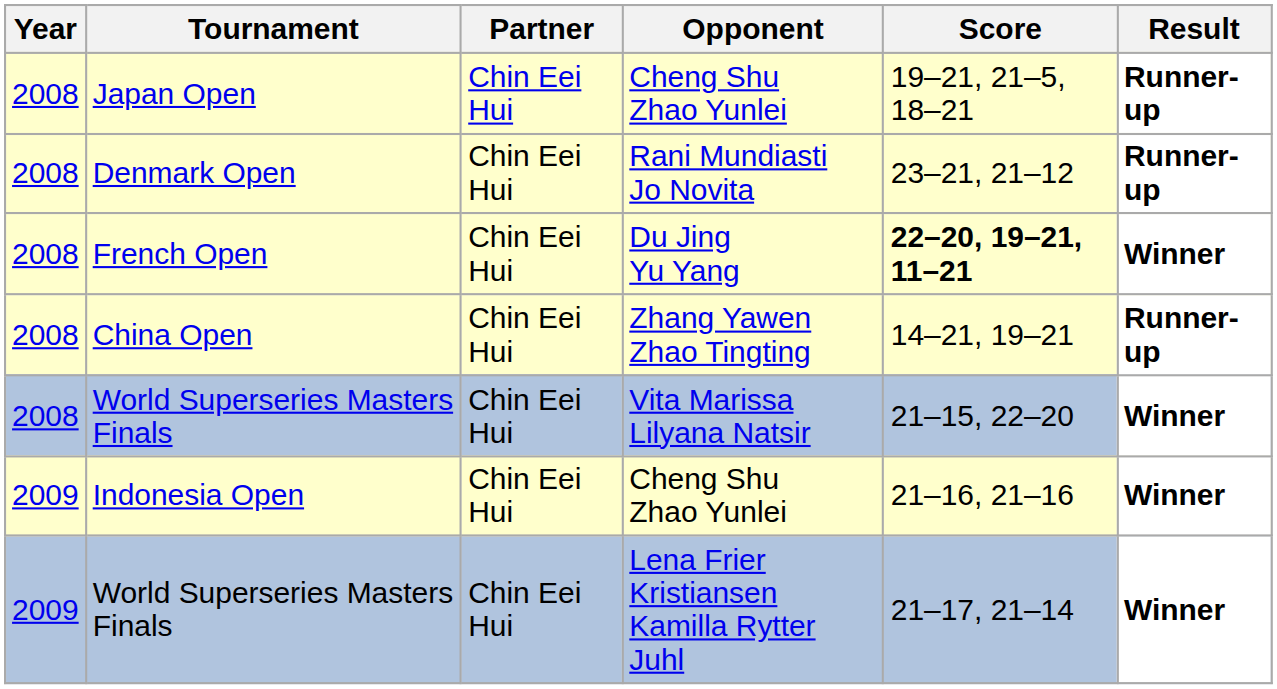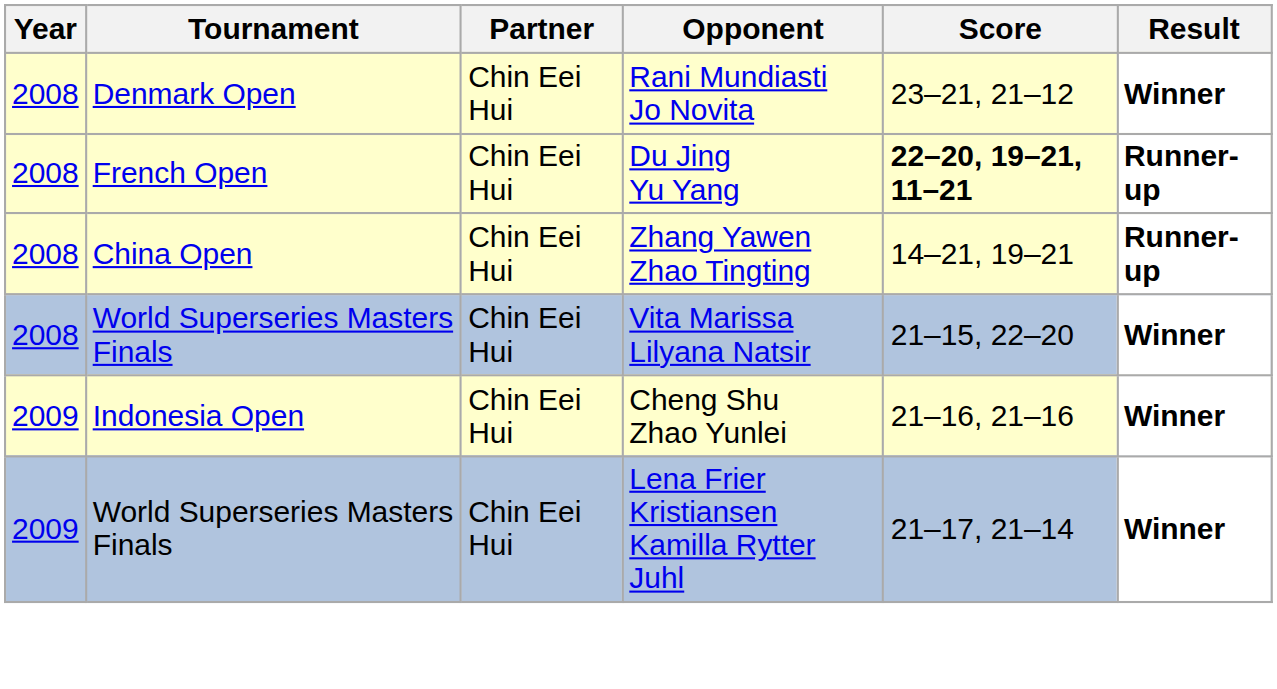- row: (174, 93)
(1181, 174) Runner-up -> (1175, 93) Winner
(1175, 254) Winner -> (1181, 174) Runner-up
